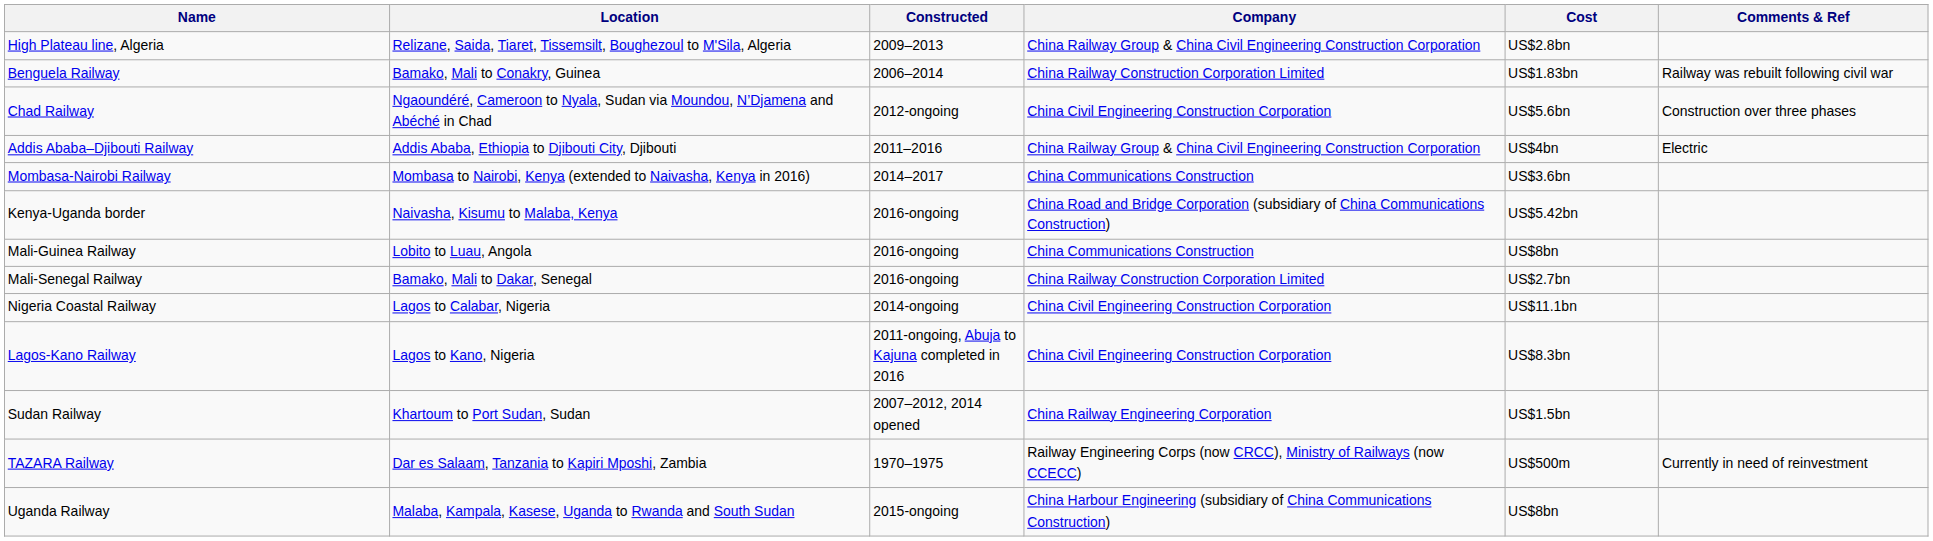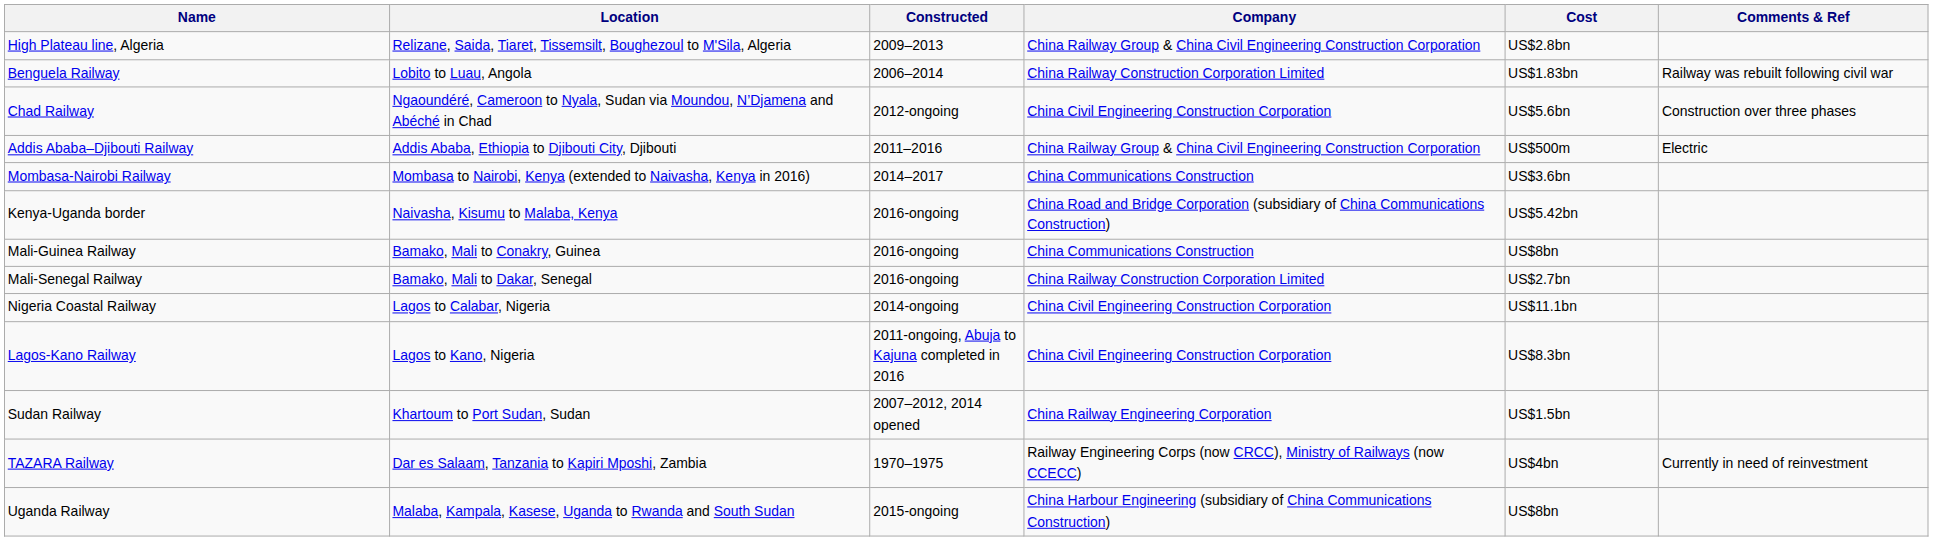(496, 73) Bamako, Mali to Conakry, Guinea -> (462, 73) Lobito to Luau, Angola
(1533, 149) US$4bn -> (1539, 149) US$500m
(462, 252) Lobito to Luau, Angola -> (496, 252) Bamako, Mali to Conakry, Guinea
(1539, 463) US$500m -> (1533, 463) US$4bn
